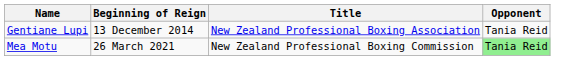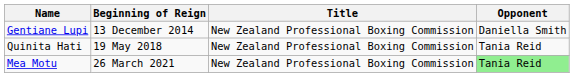(346, 30) New Zealand Professional Boxing Association -> (342, 30) New Zealand Professional Boxing Commission
(516, 30) Tania Reid -> (523, 30) Daniella Smith
+ row: (44, 47)
